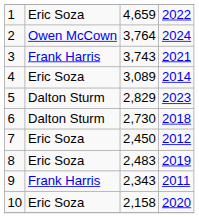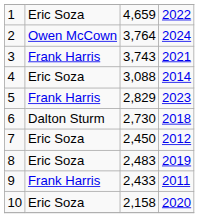(139, 77) 3,089 -> (139, 77) 3,088
(66, 98) Dalton Sturm -> (64, 98) Frank Harris
(139, 181) 2,343 -> (139, 181) 2,433
